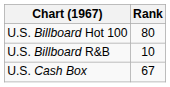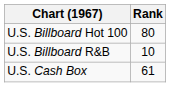(148, 71) 67 -> (148, 71) 61
